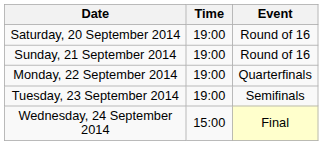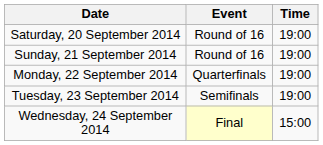columns swapped: (209, 14) <-> (275, 14)
